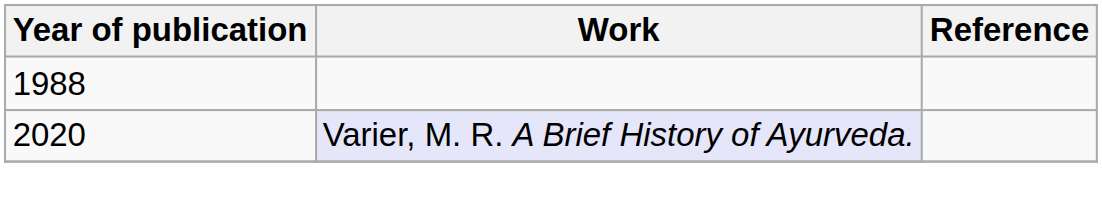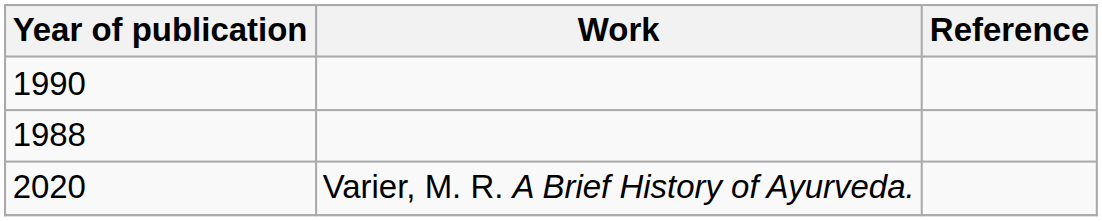+ row: (49, 82)
(619, 135) lavender background -> (619, 187) no background
